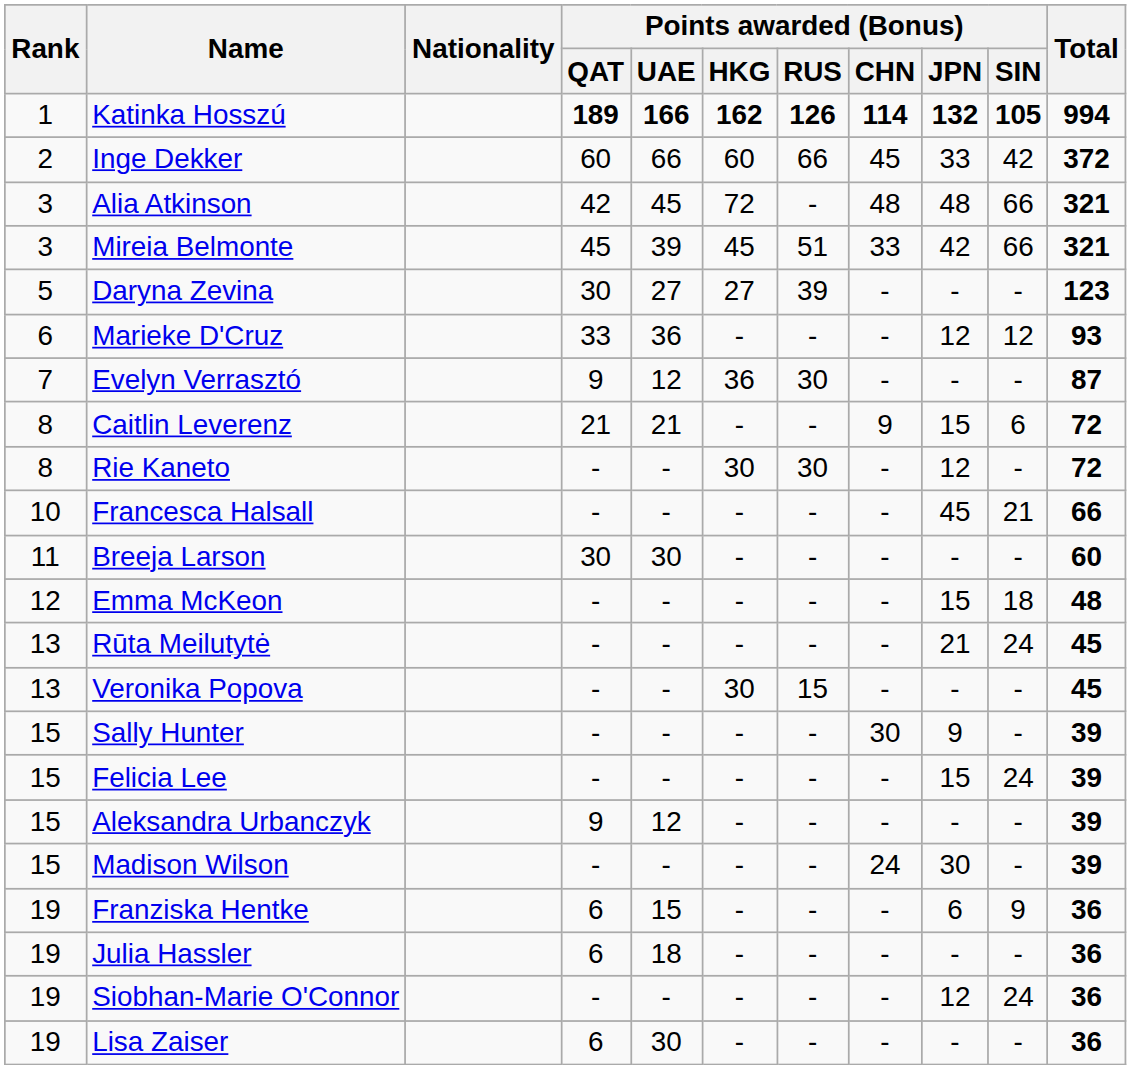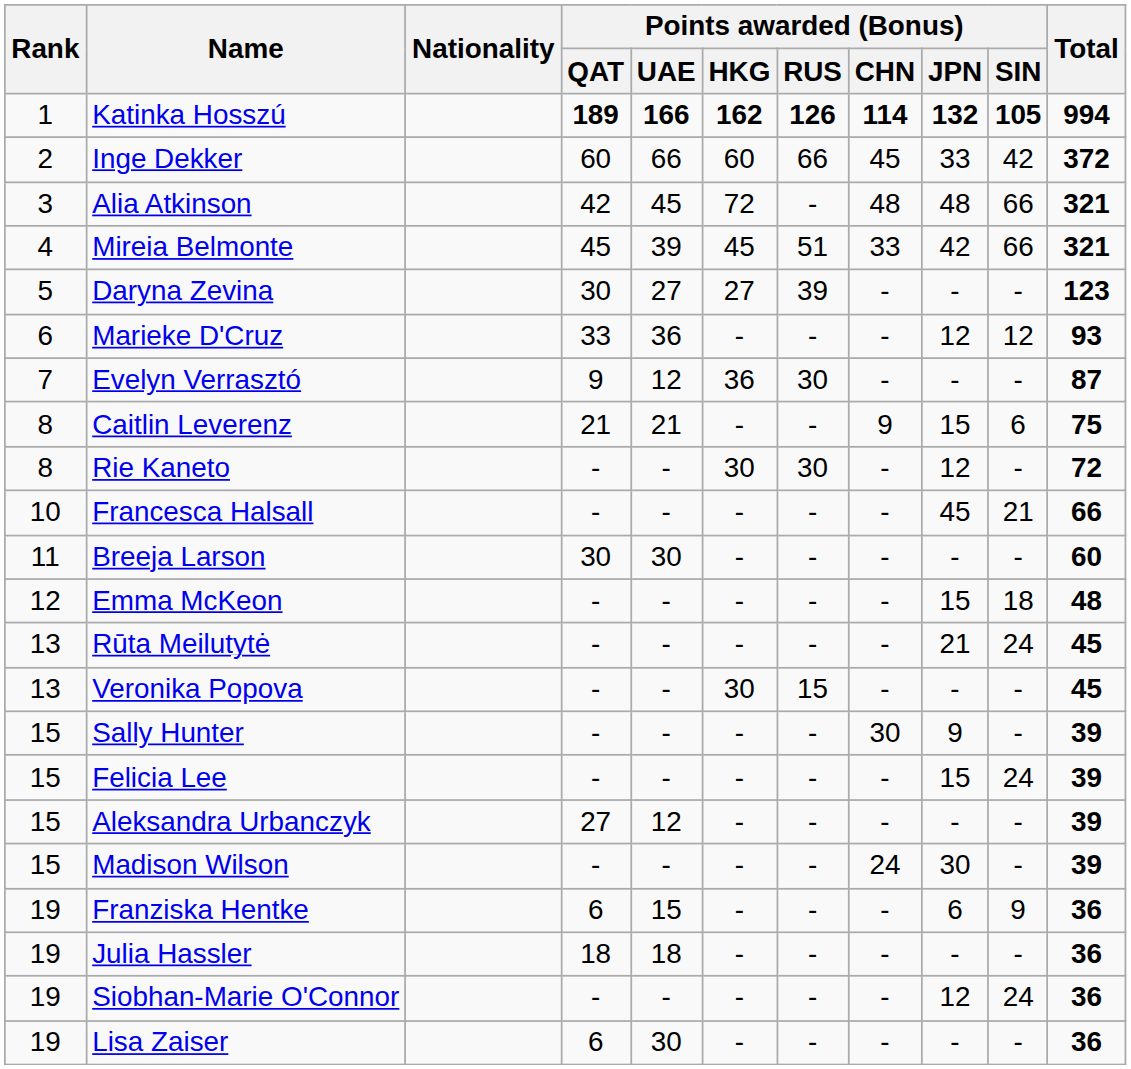(45, 247) 3 -> (45, 247) 4
(1086, 423) 72 -> (1086, 423) 75
(596, 821) 9 -> (596, 821) 27
(596, 953) 6 -> (596, 953) 18
